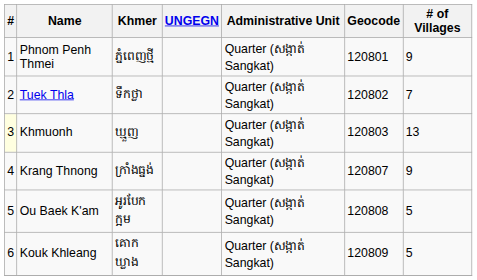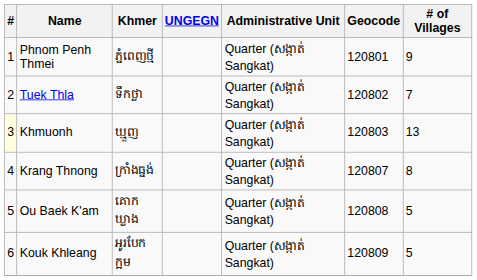(409, 170) 9 -> (409, 170) 8
(131, 210) អូរបែកក្អម -> (127, 210) គោកឃ្លាង
(127, 253) គោកឃ្លាង -> (131, 253) អូរបែកក្អម
